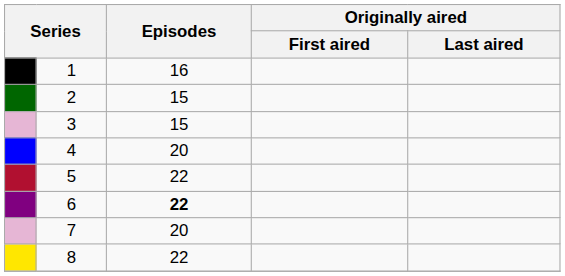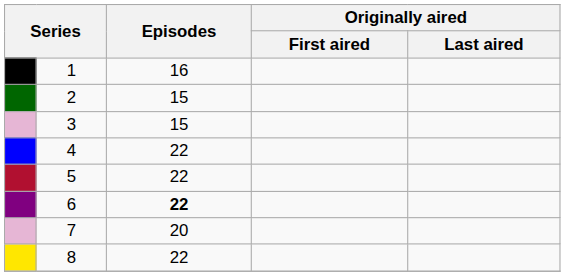(179, 151) 20 -> (179, 151) 22
